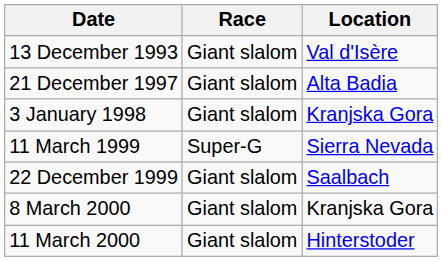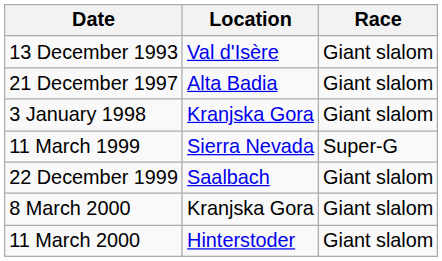columns swapped: (370, 20) <-> (242, 20)
